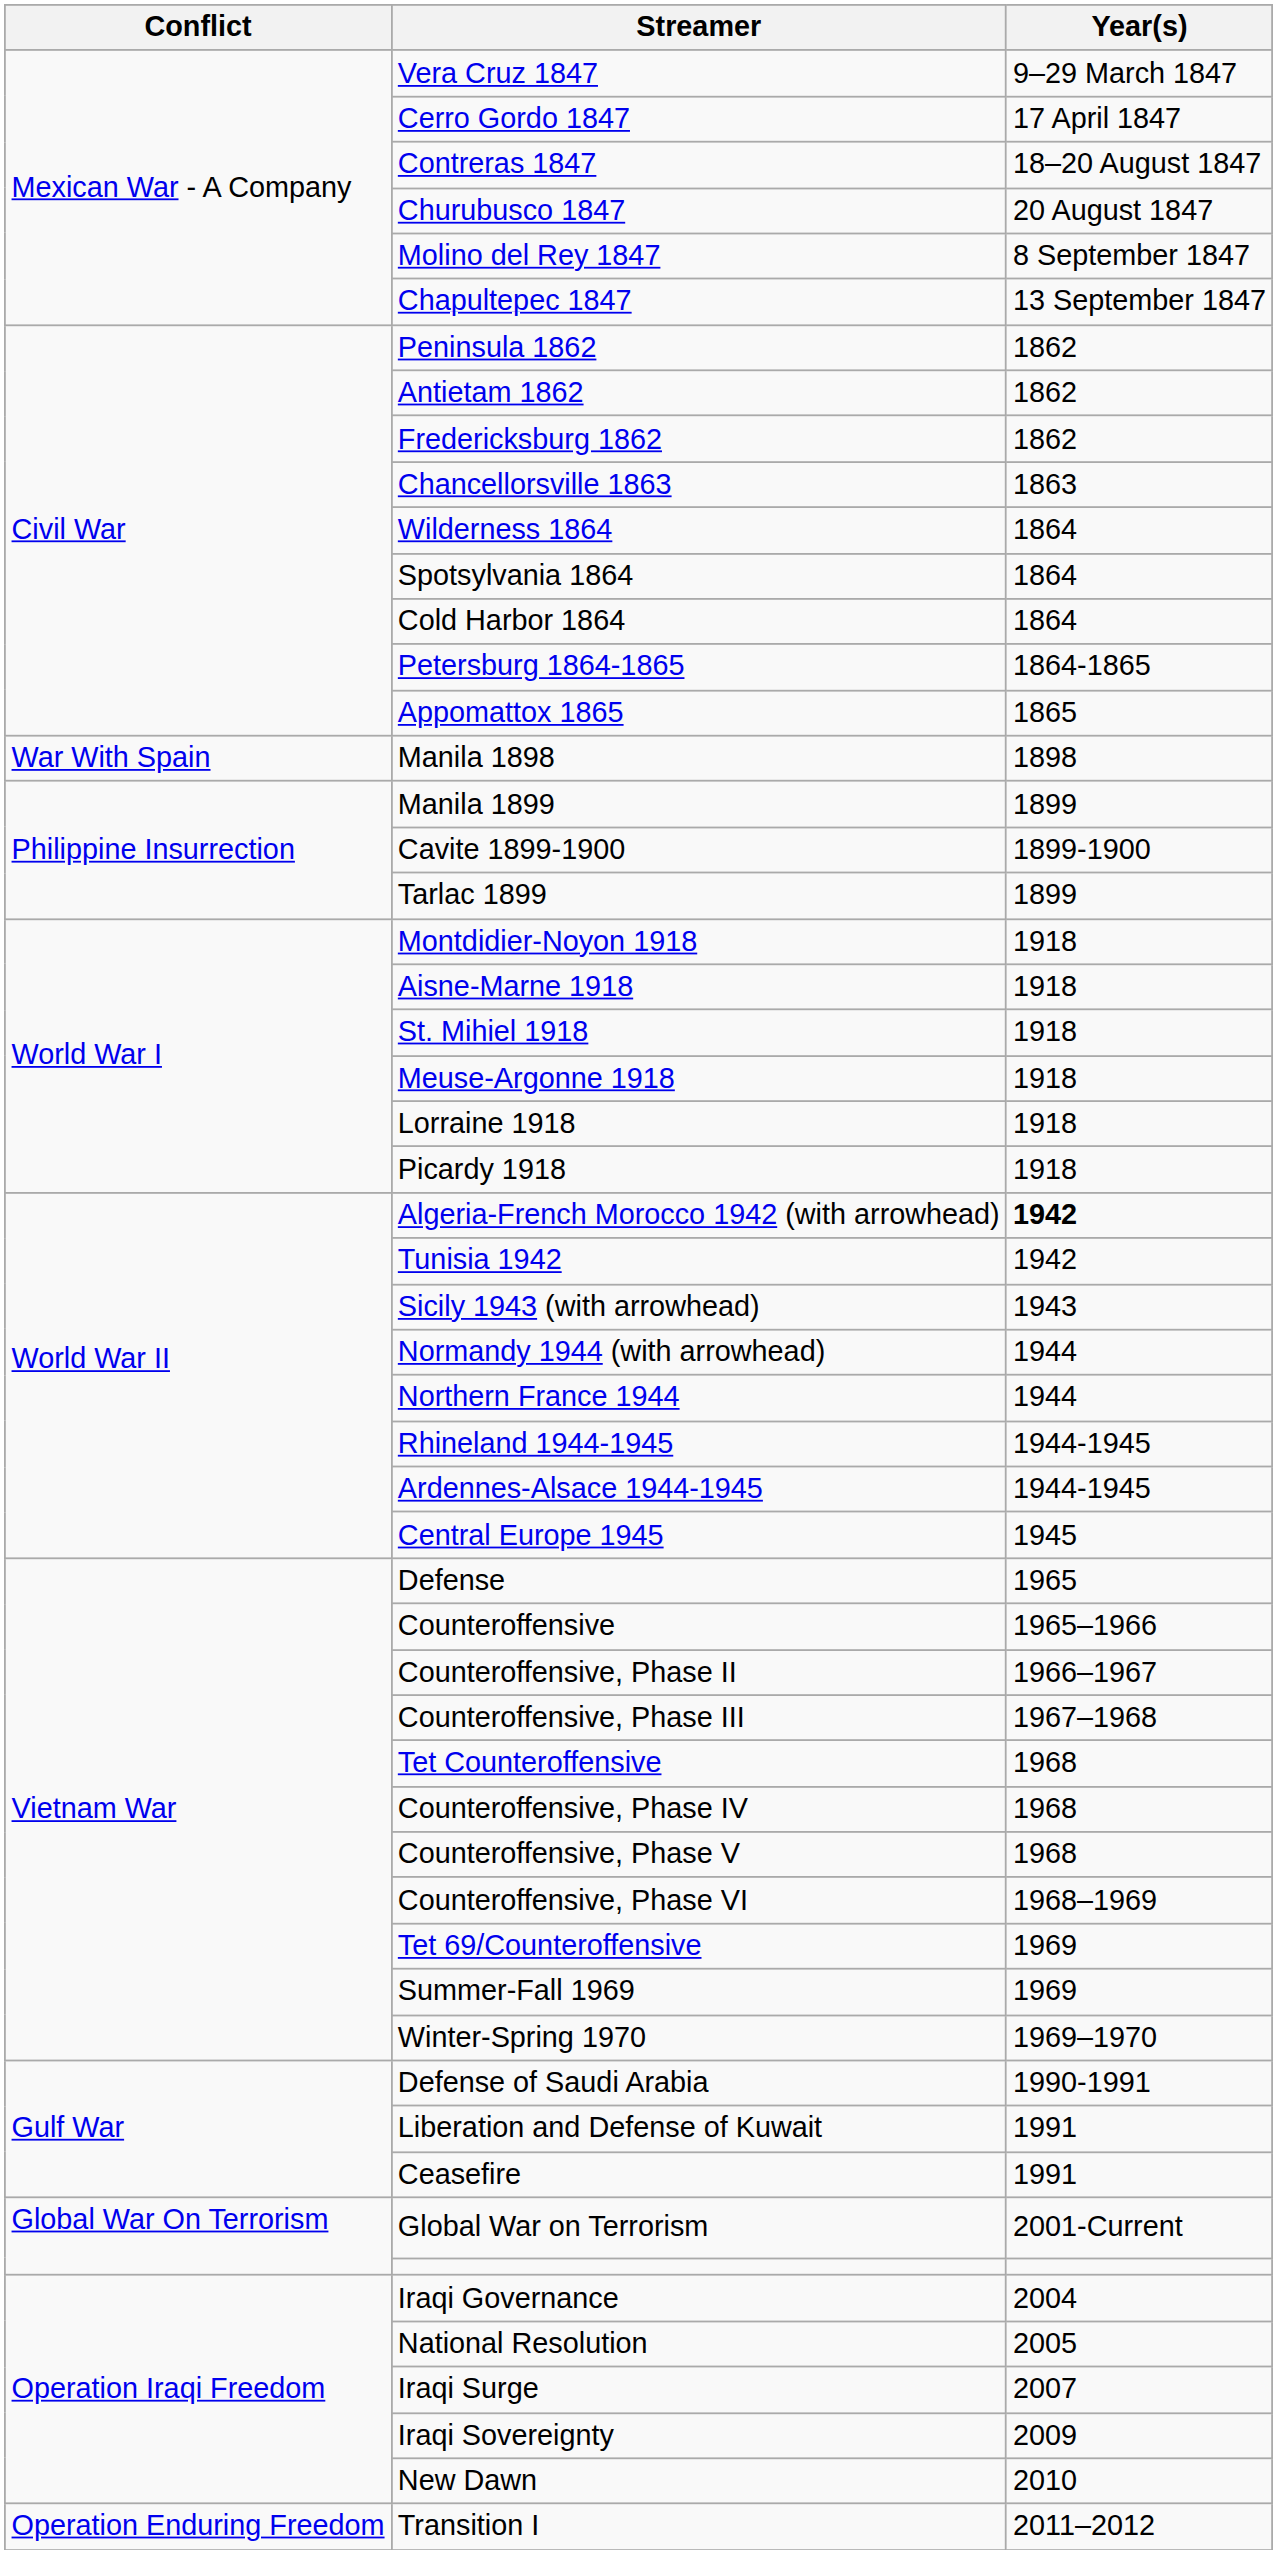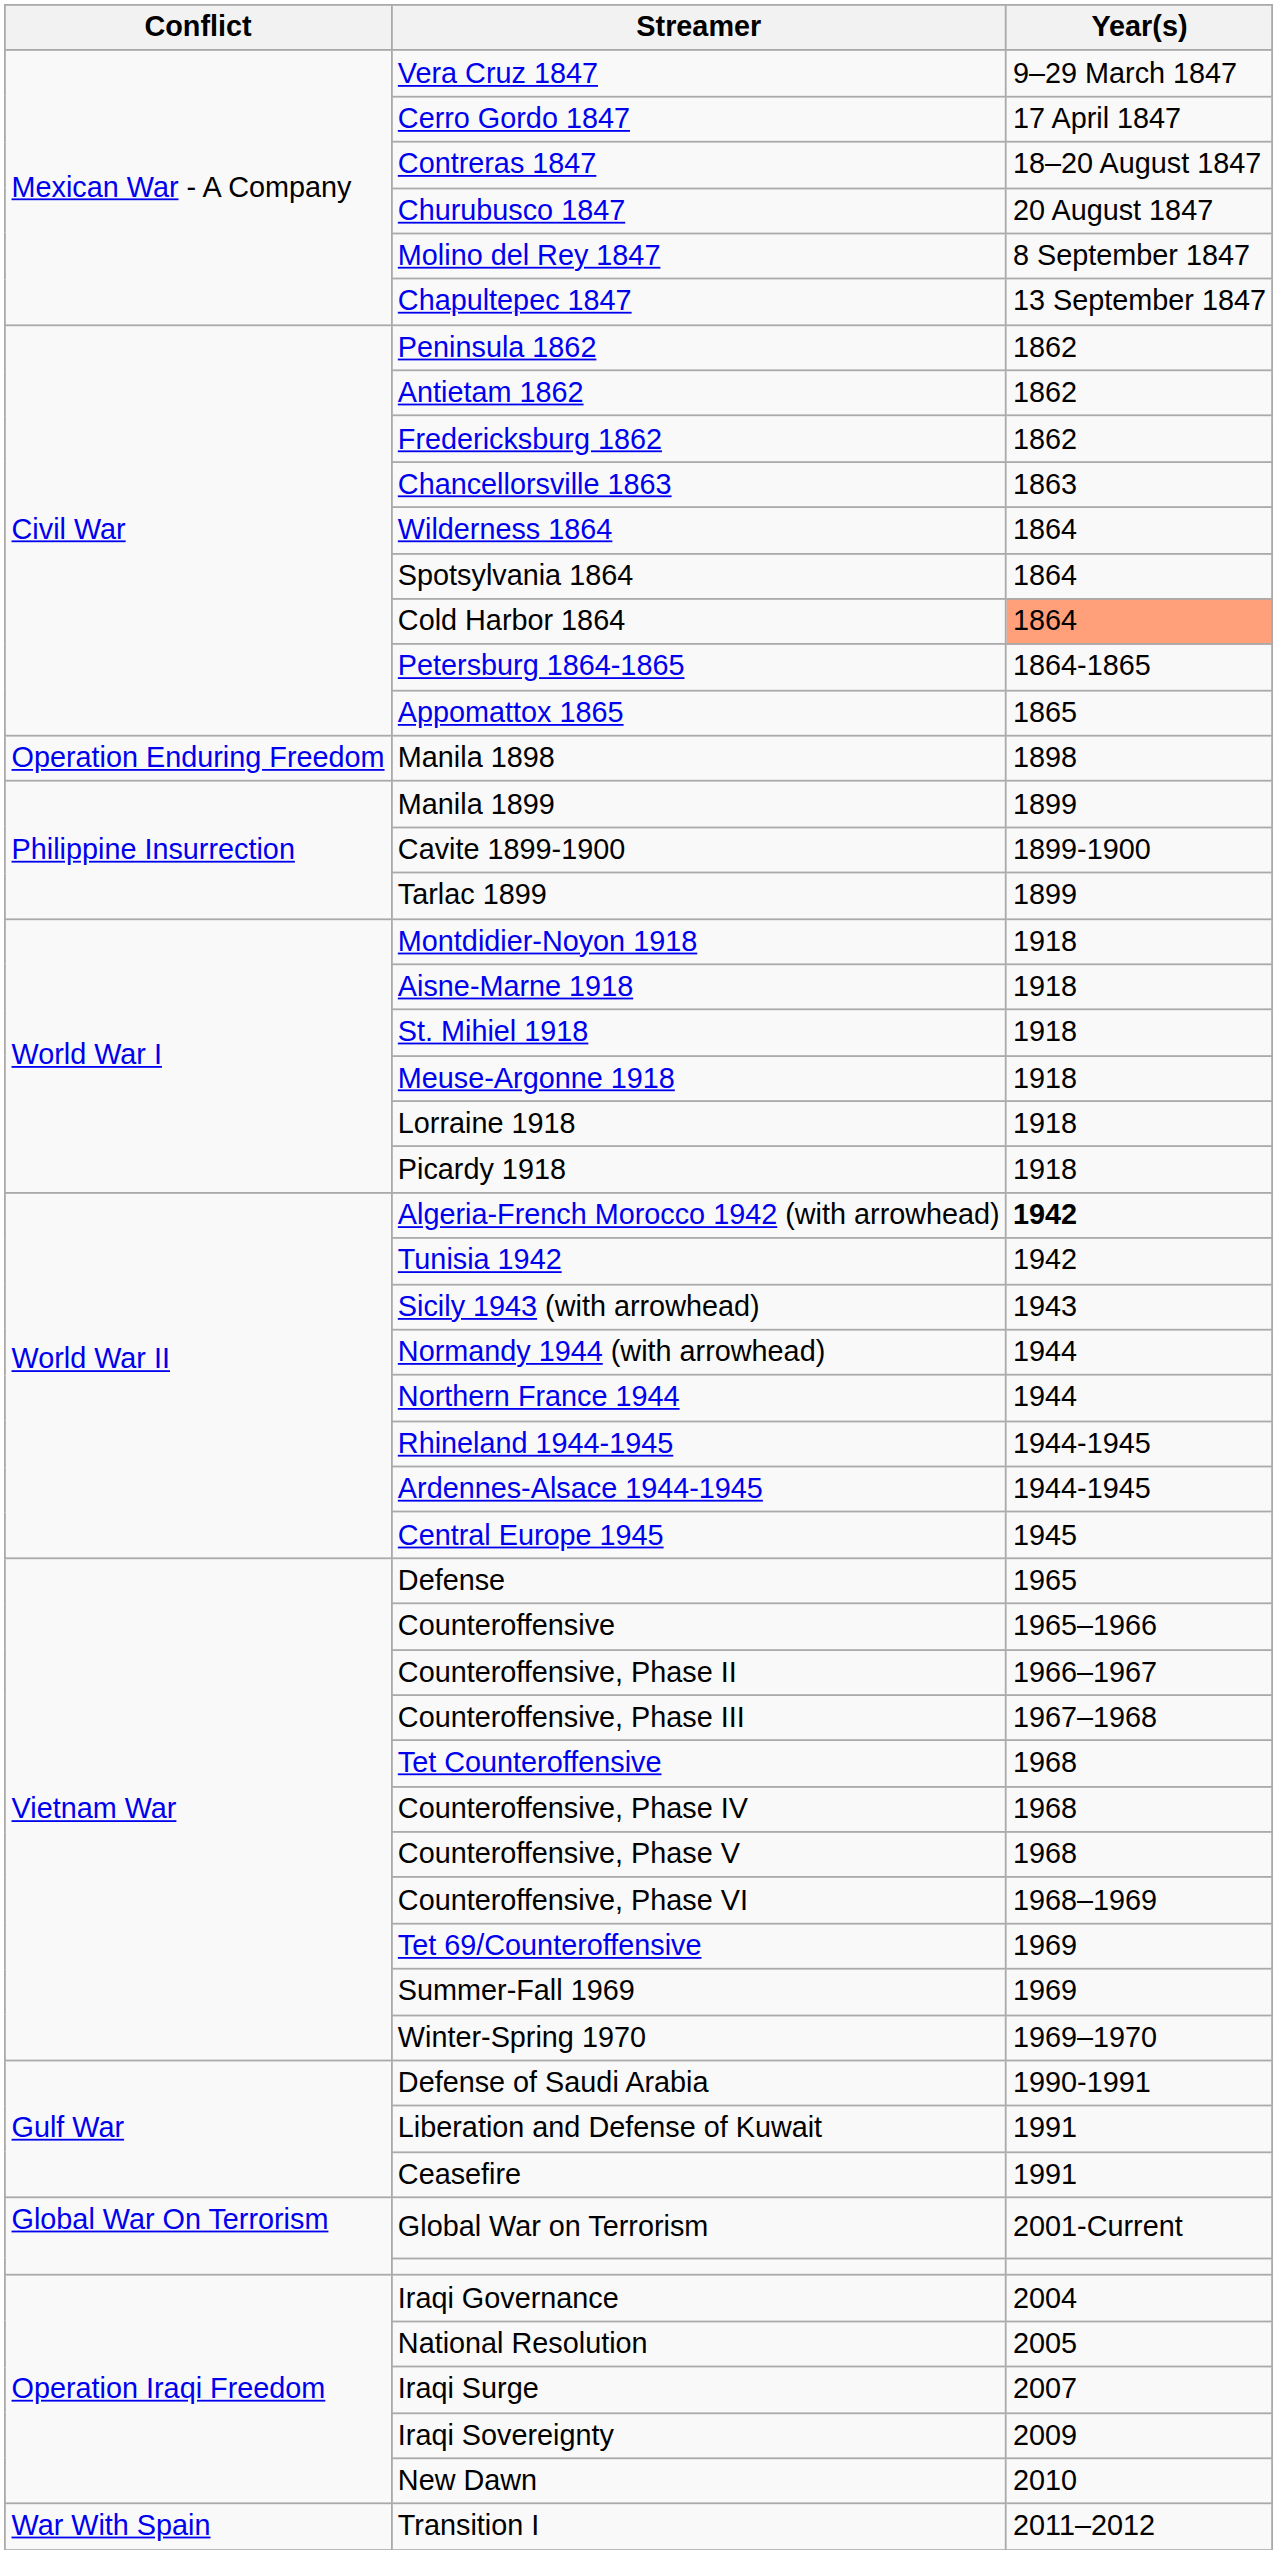(1045, 621) no background -> (1045, 621) lightsalmon background
(111, 758) War With Spain -> (198, 758) Operation Enduring Freedom
(198, 2526) Operation Enduring Freedom -> (111, 2526) War With Spain
